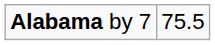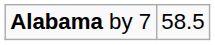(183, 21) 75.5 -> (183, 21) 58.5
